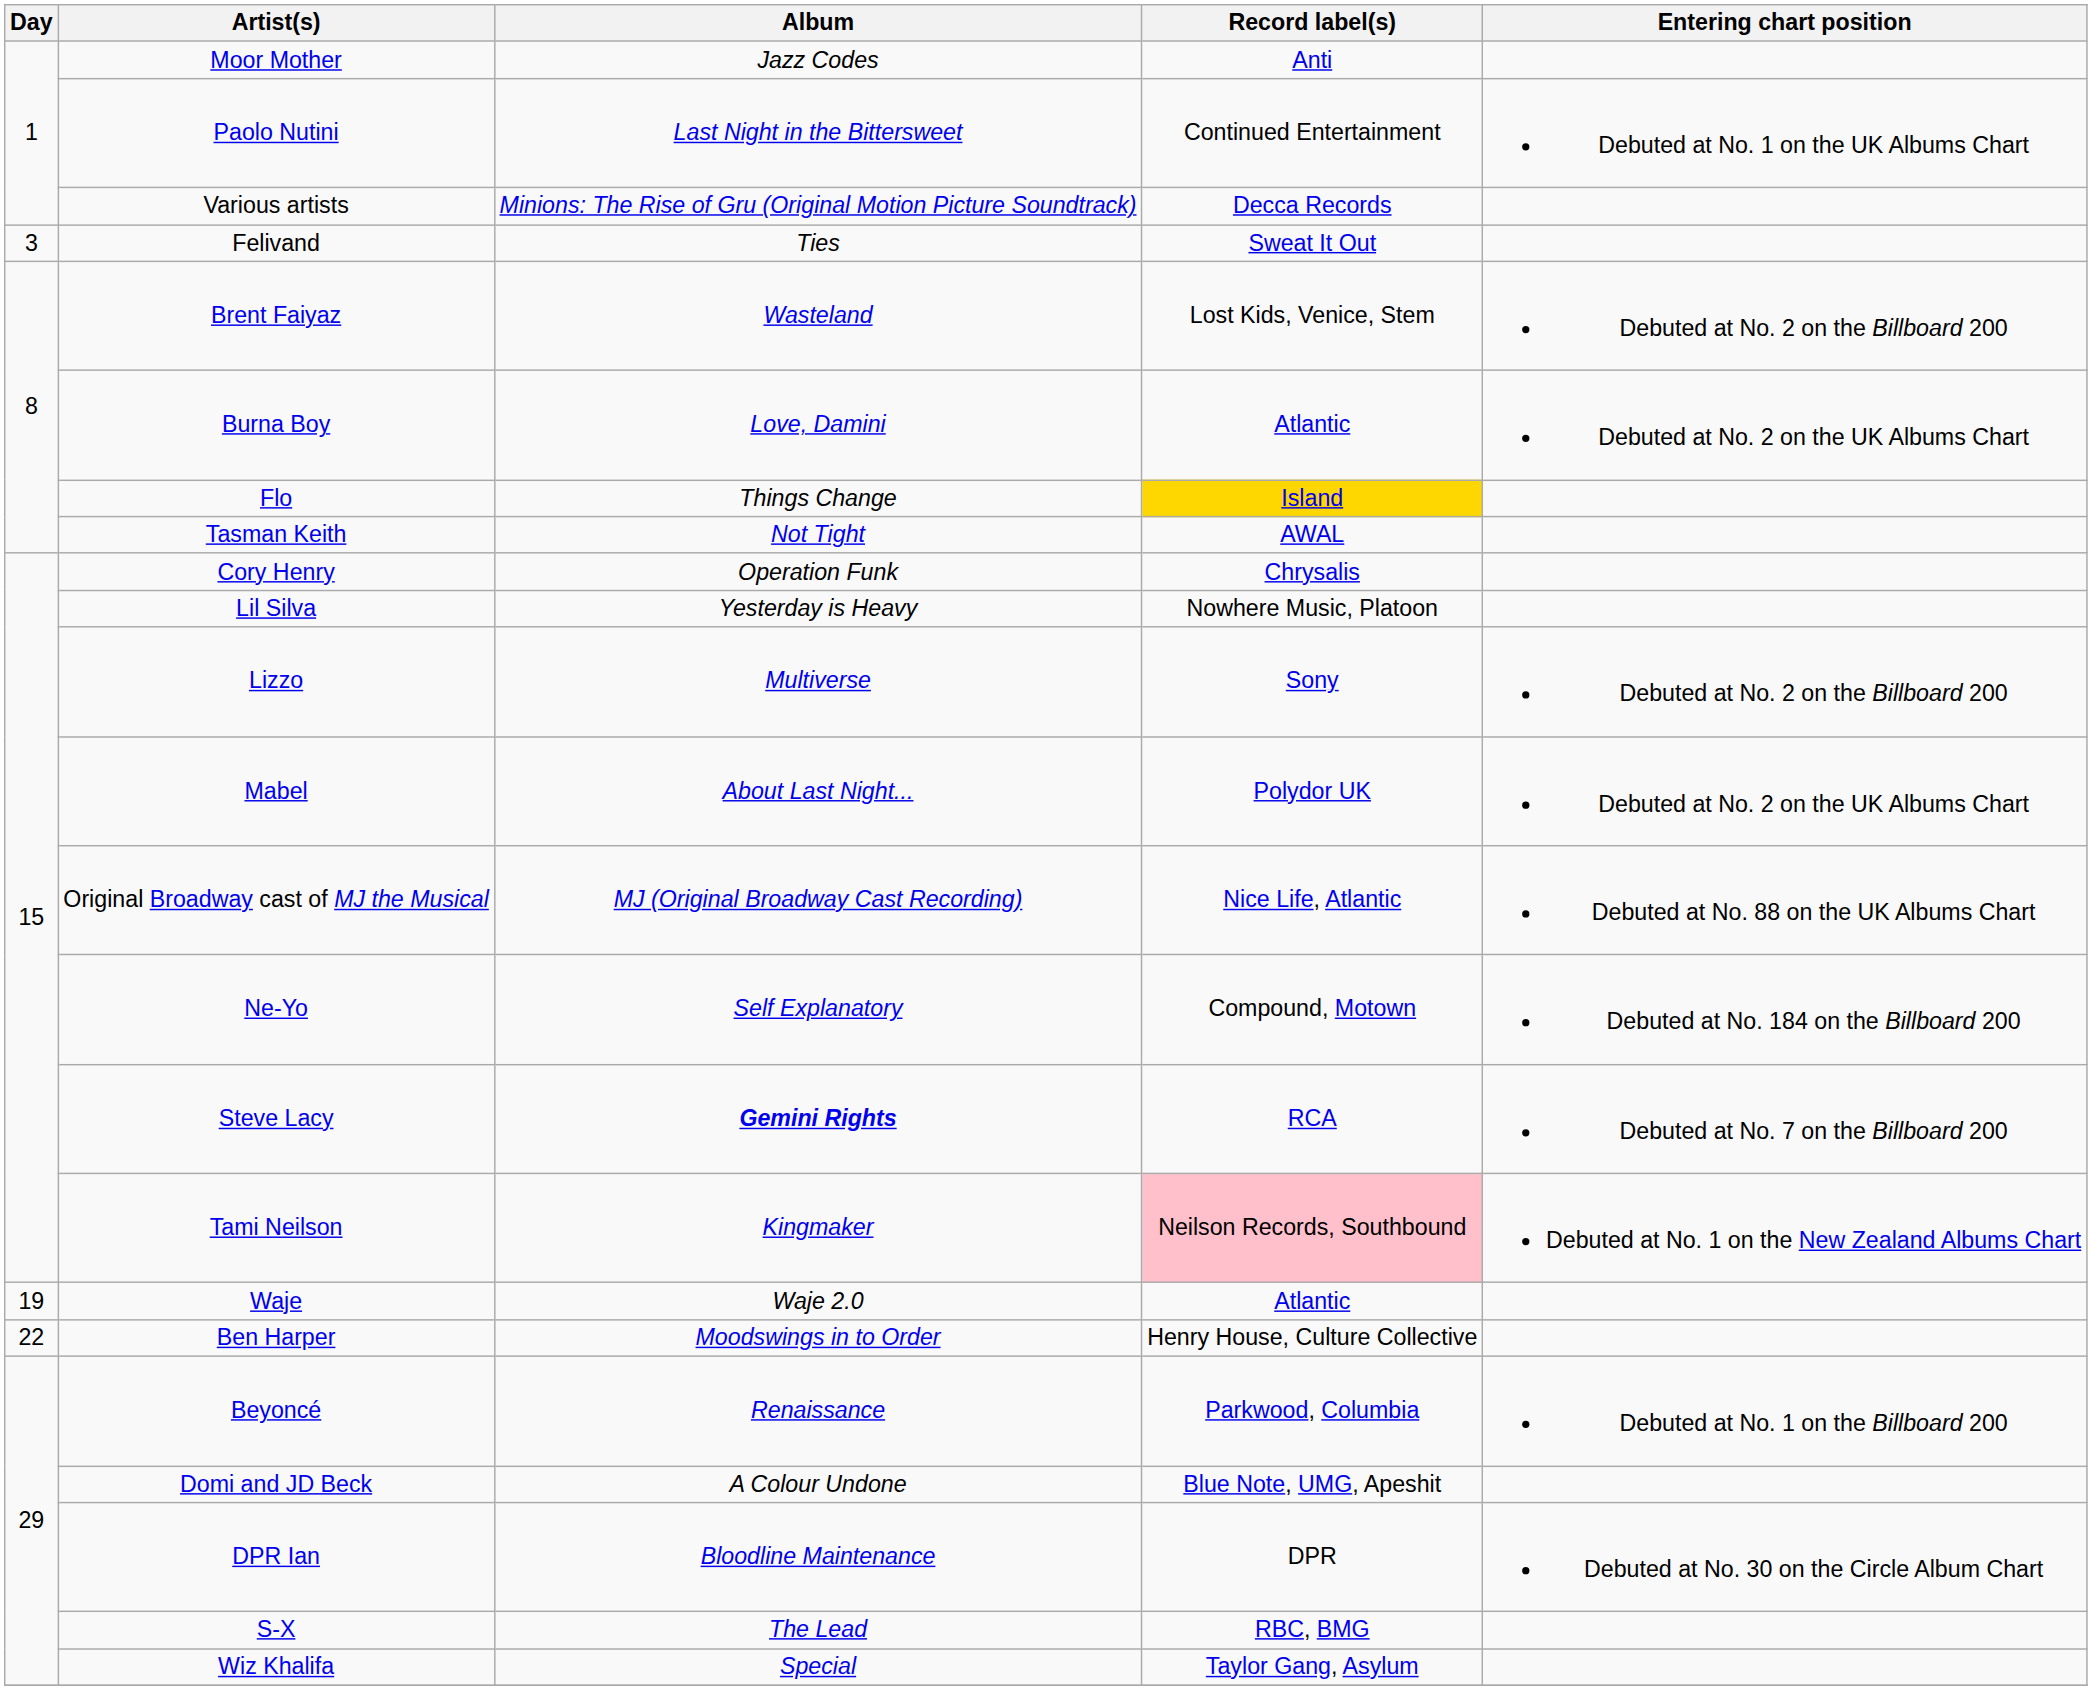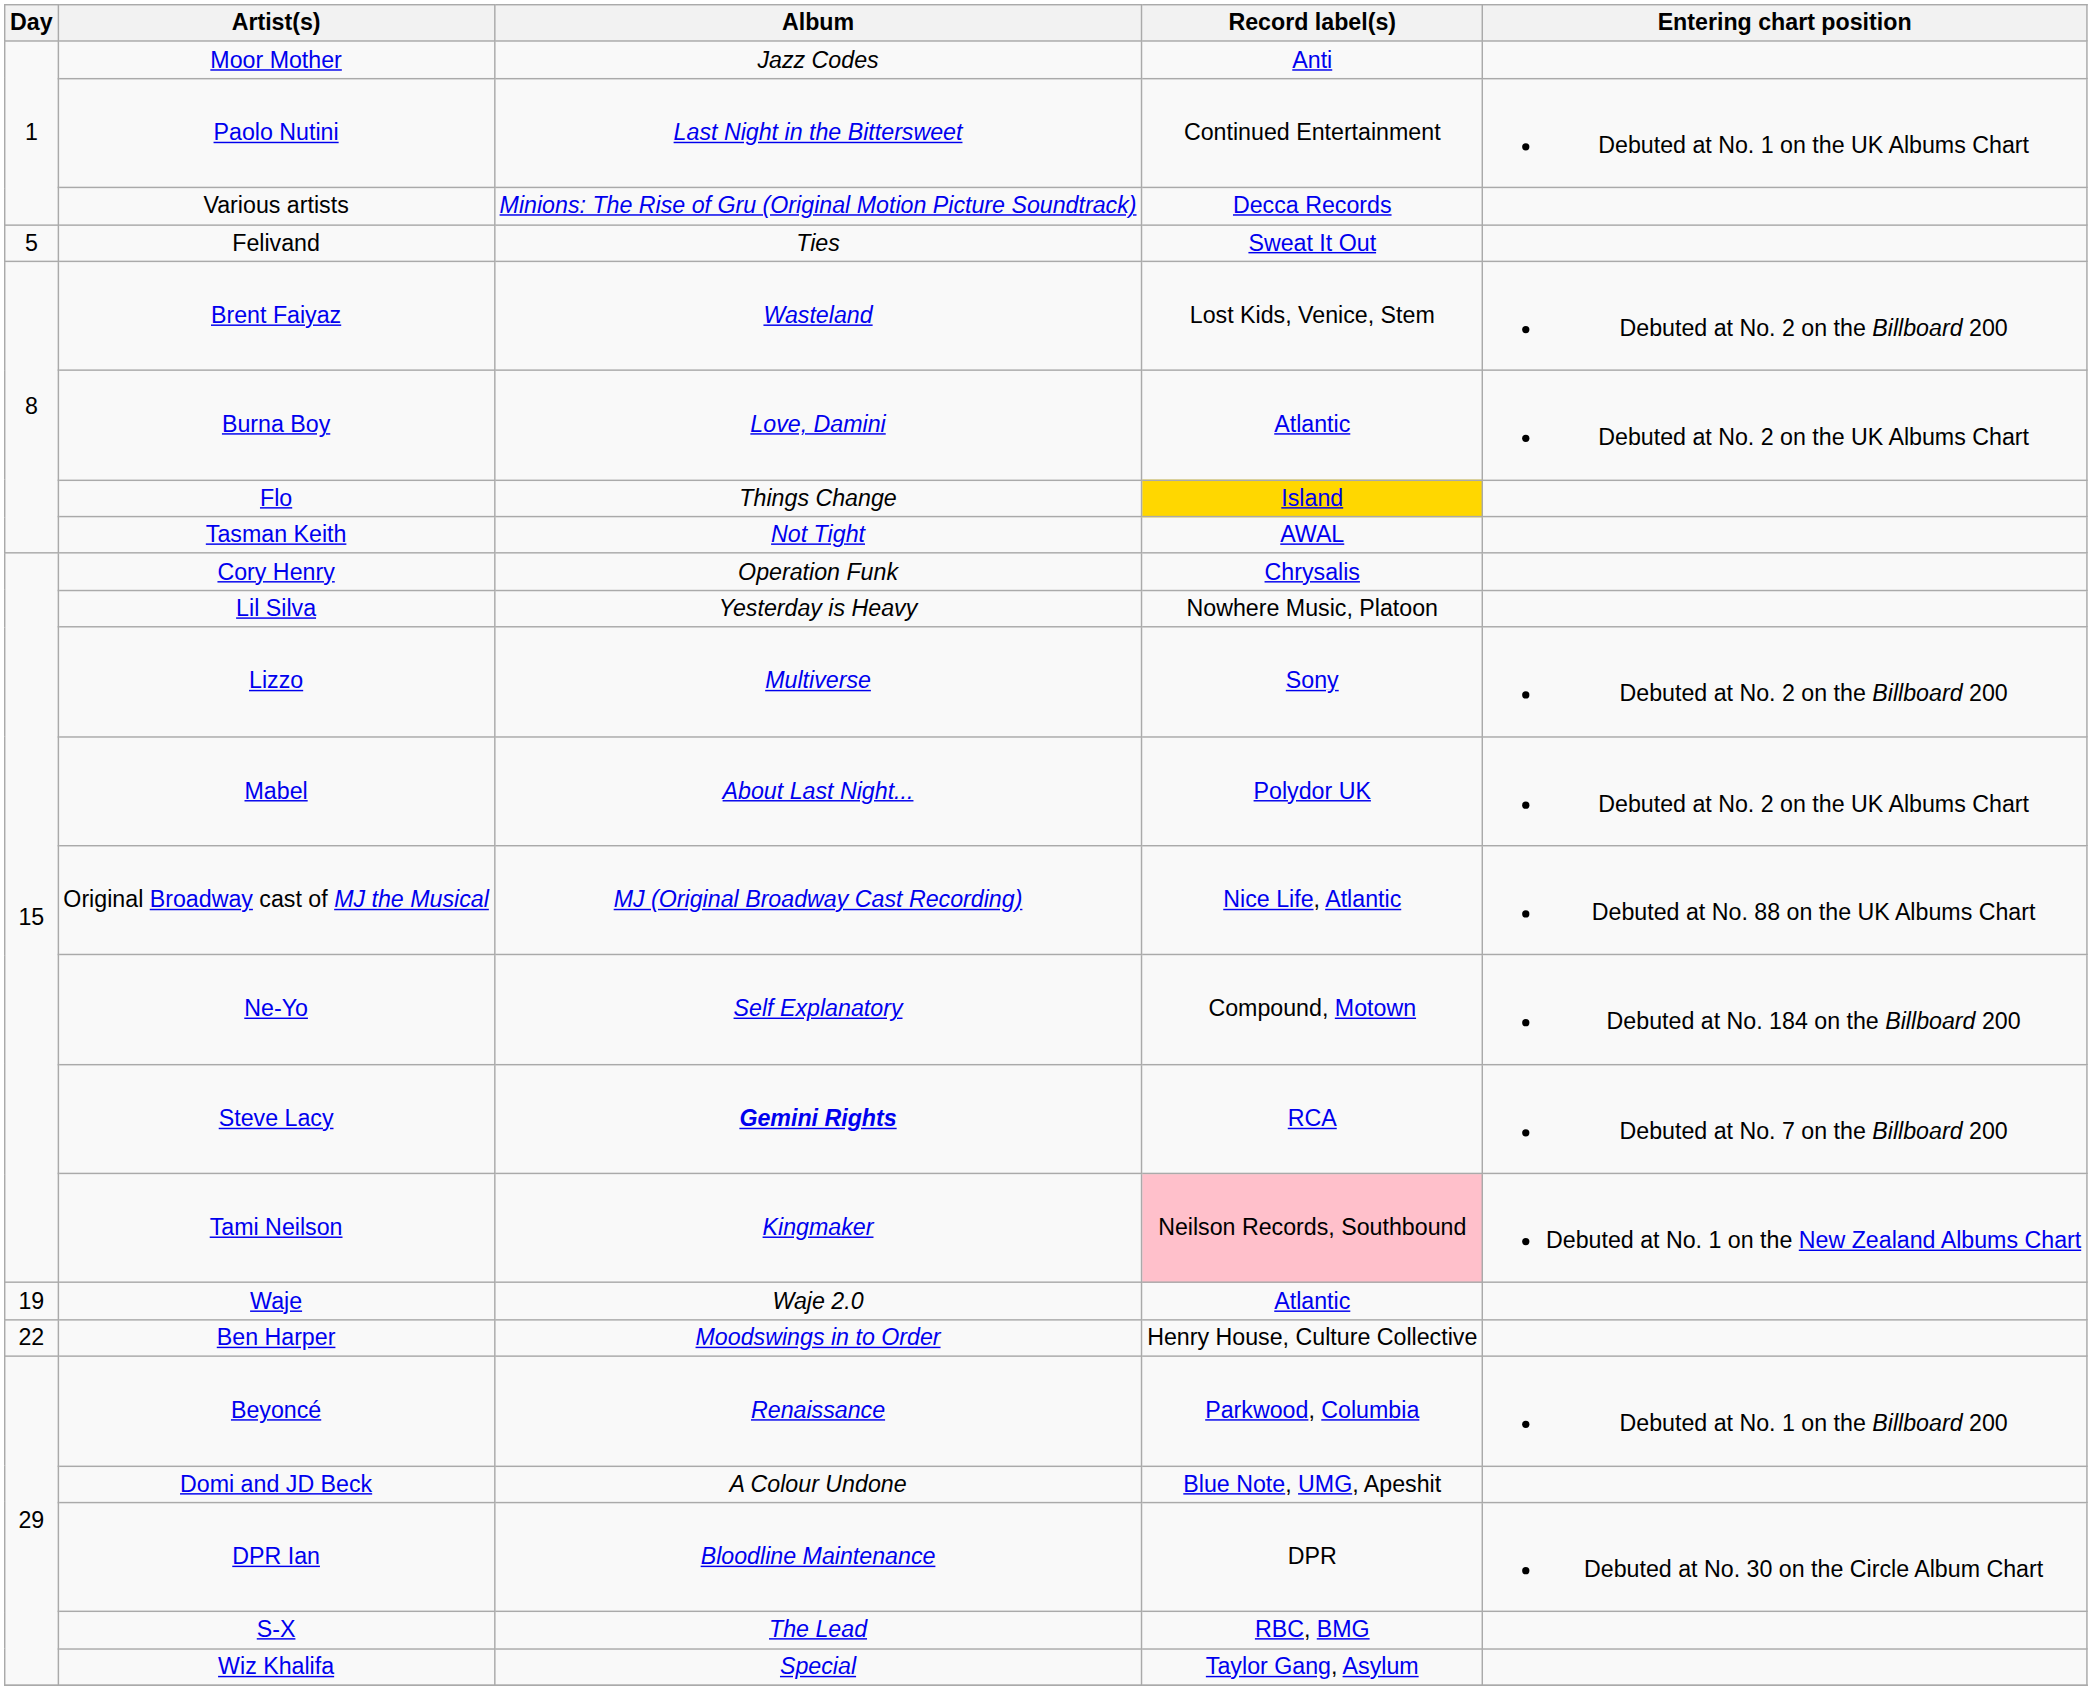(31, 242) 3 -> (31, 242) 5
